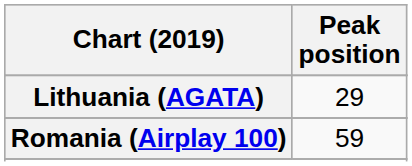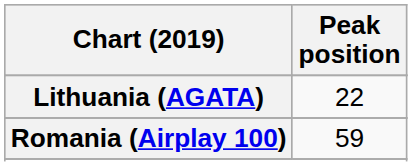(350, 96) 29 -> (350, 96) 22
